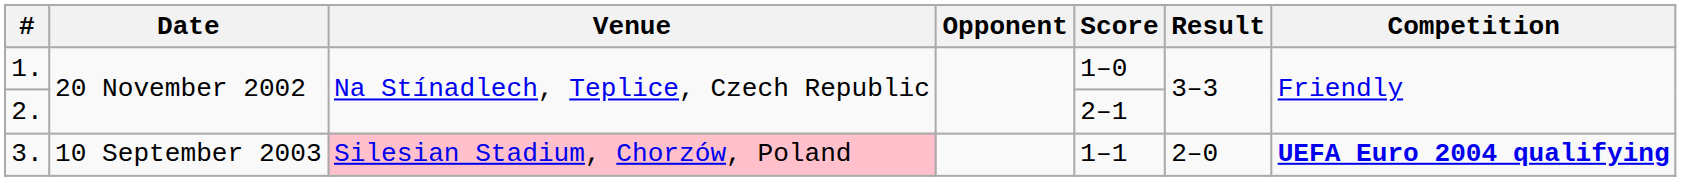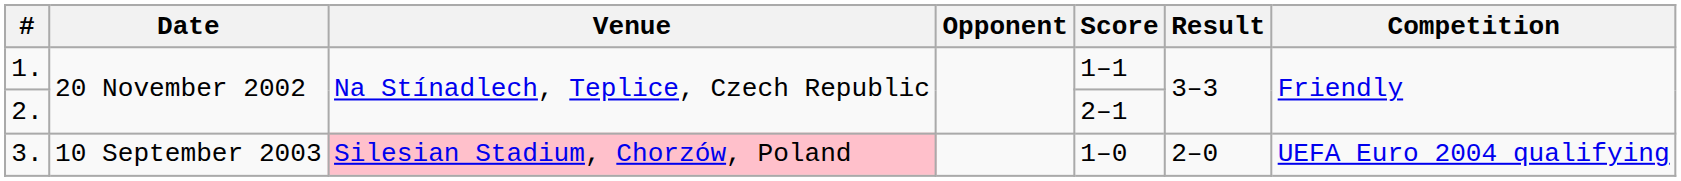(1104, 69) 1–0 -> (1104, 69) 1–1
(1104, 154) 1–1 -> (1104, 154) 1–0
(1474, 154) bold -> (1474, 154) normal
